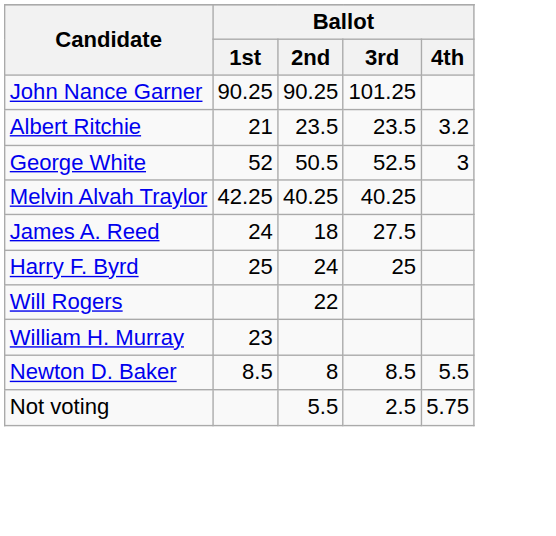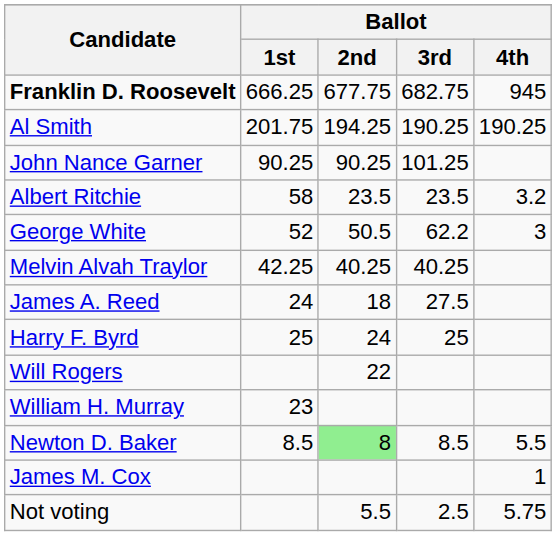+ row: (123, 92)
+ row: (51, 127)
(261, 127) 21 -> (301, 197) 58
(394, 162) 52.5 -> (447, 232) 62.2
(332, 372) no background -> (385, 442) lightgreen background
+ row: (80, 477)
